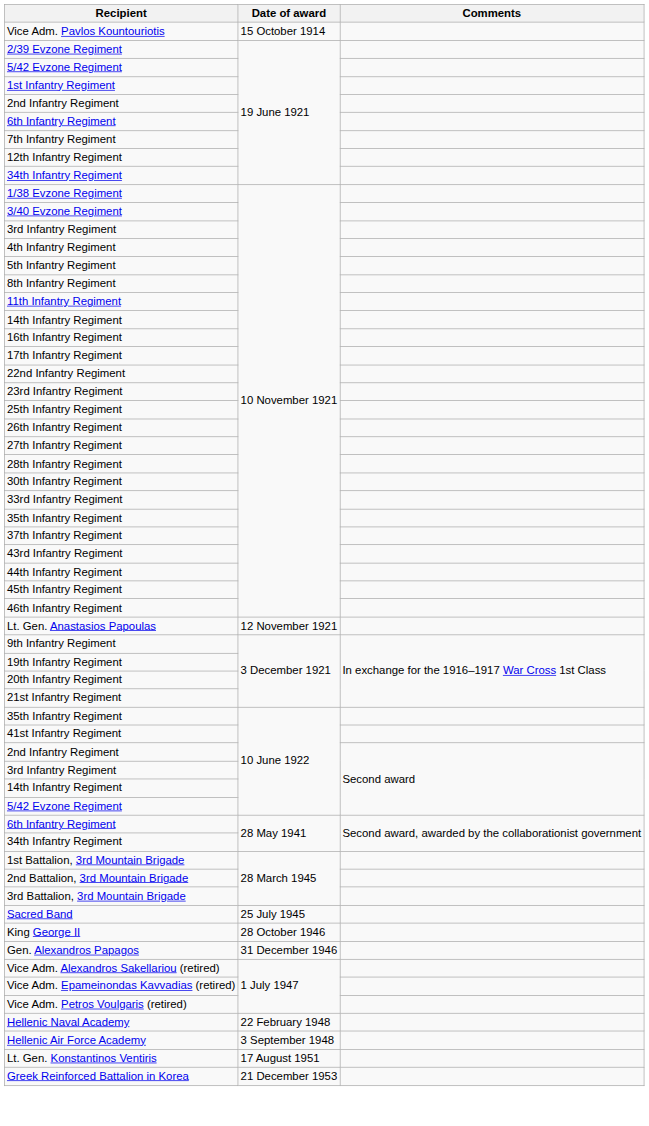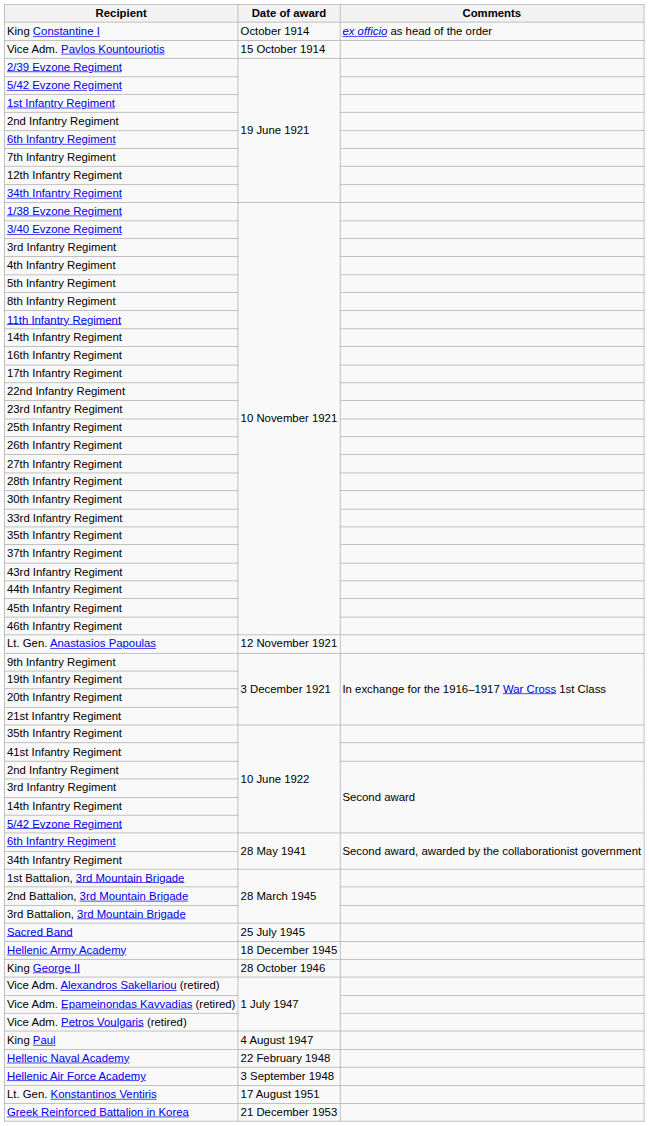+ row: (53, 31)
+ row: (67, 950)
- row: (73, 950)
+ row: (31, 1040)
